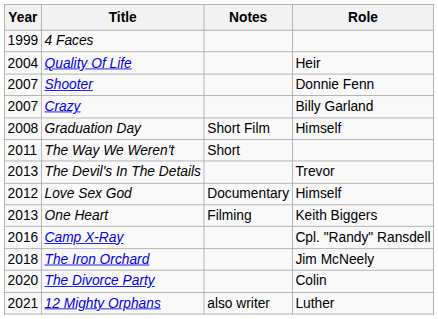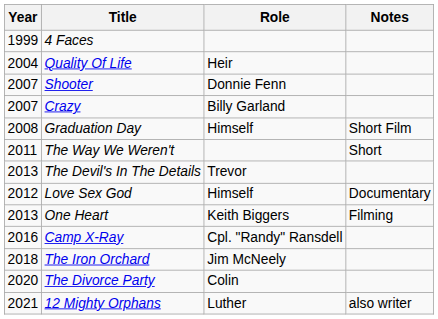columns swapped: (363, 17) <-> (248, 17)
